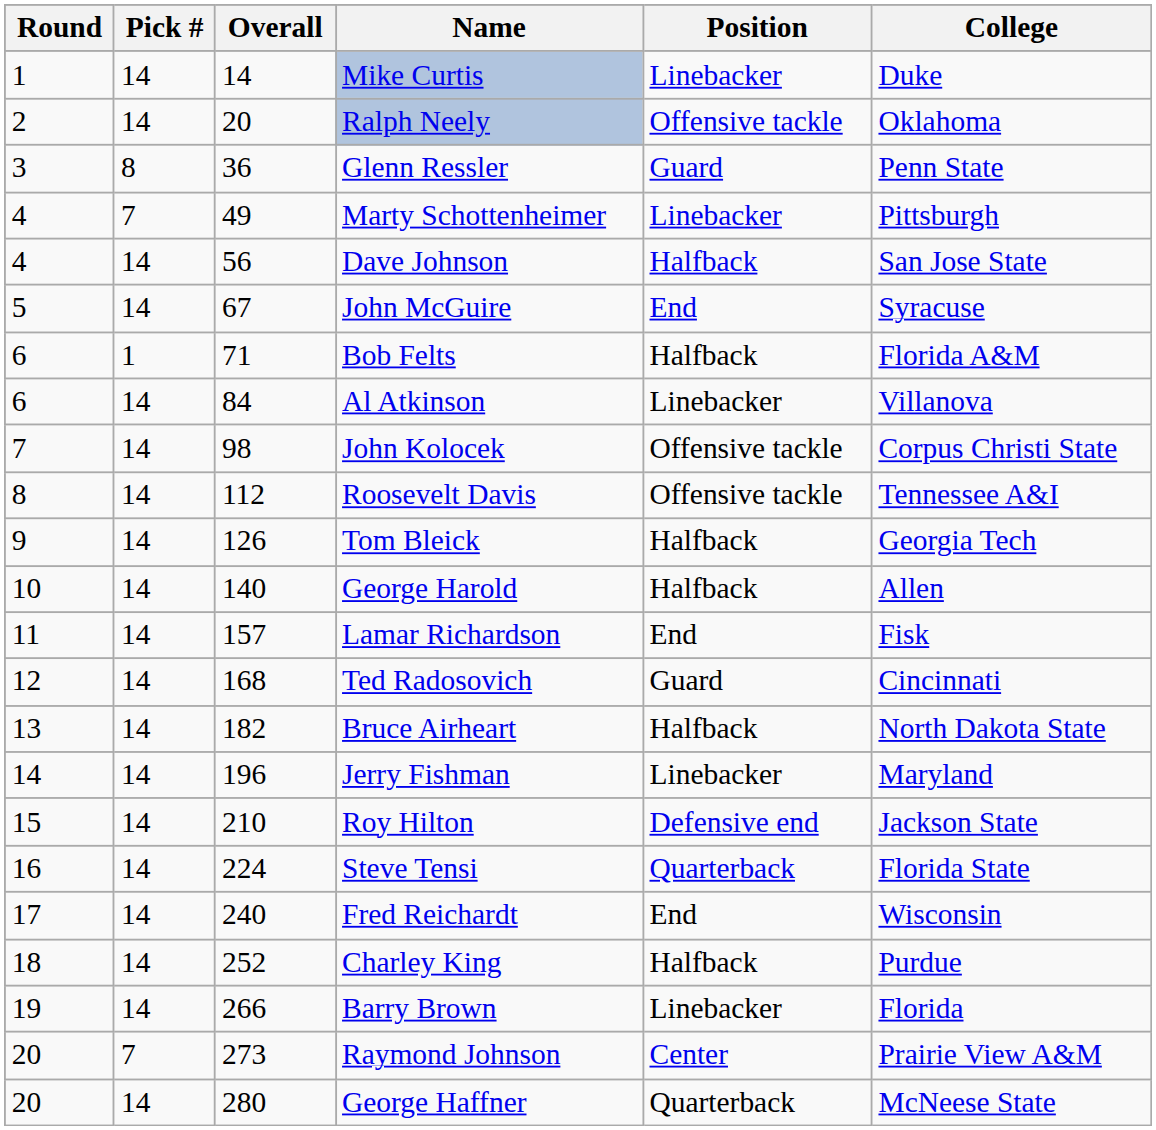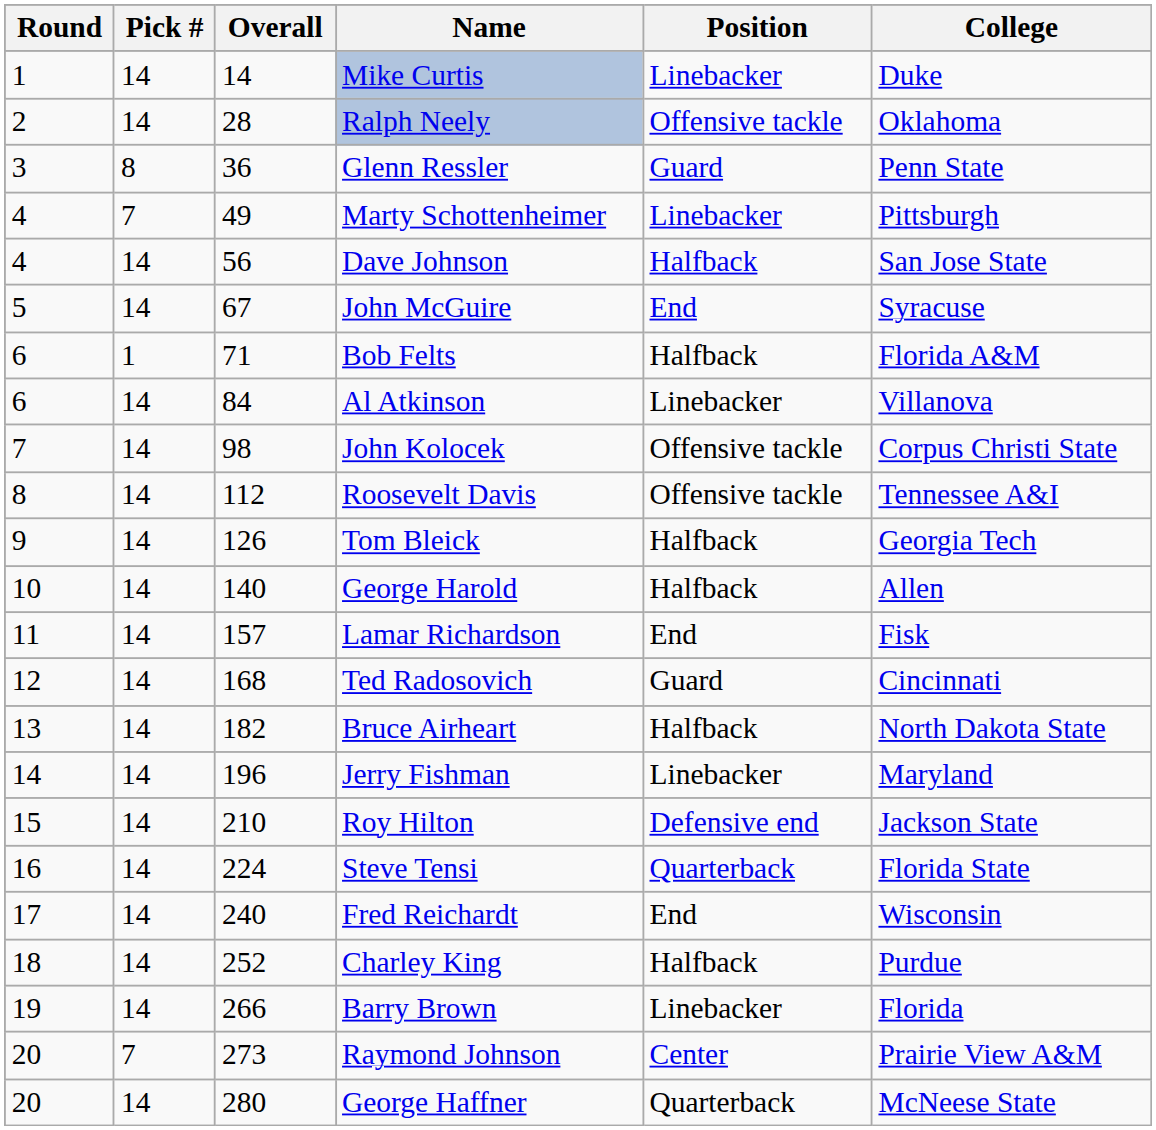(237, 121) 20 -> (237, 121) 28
